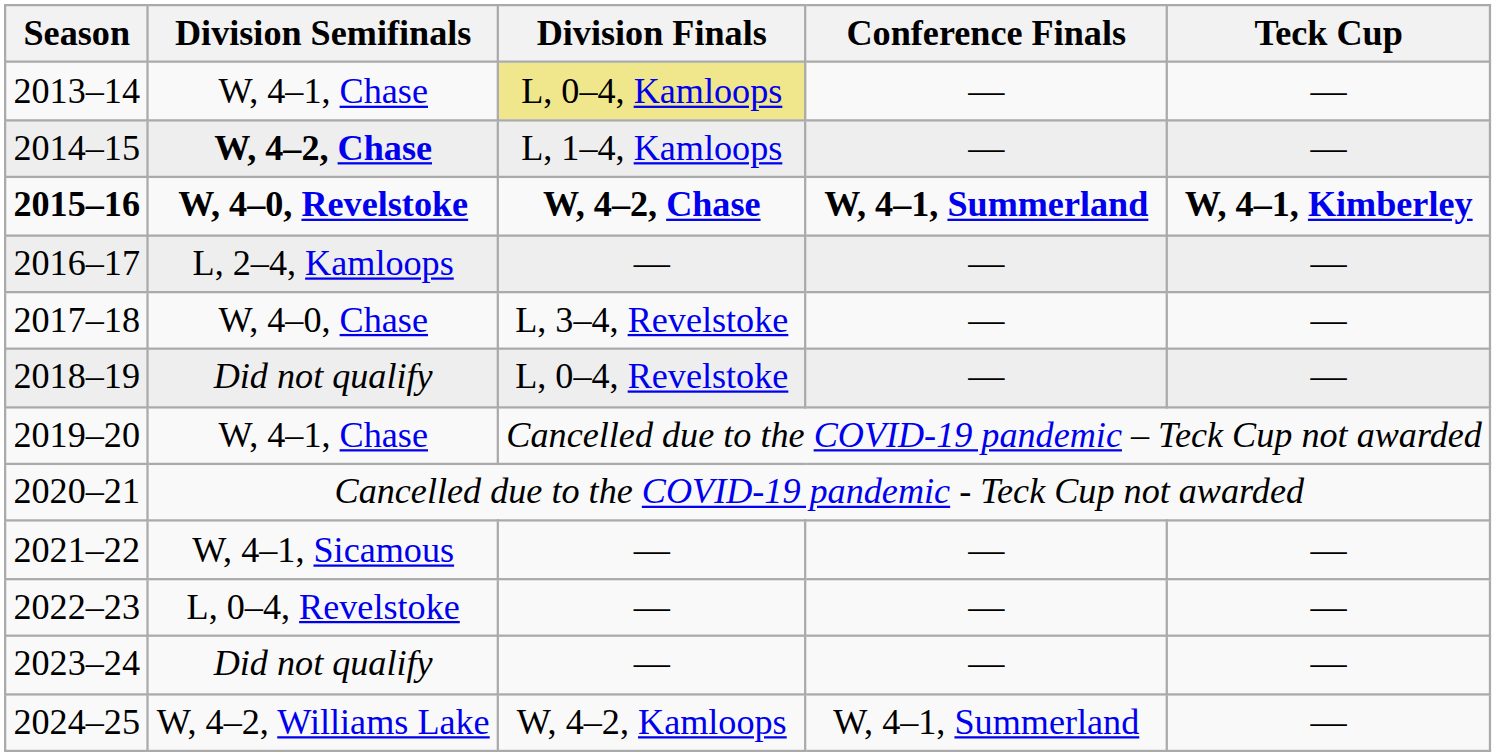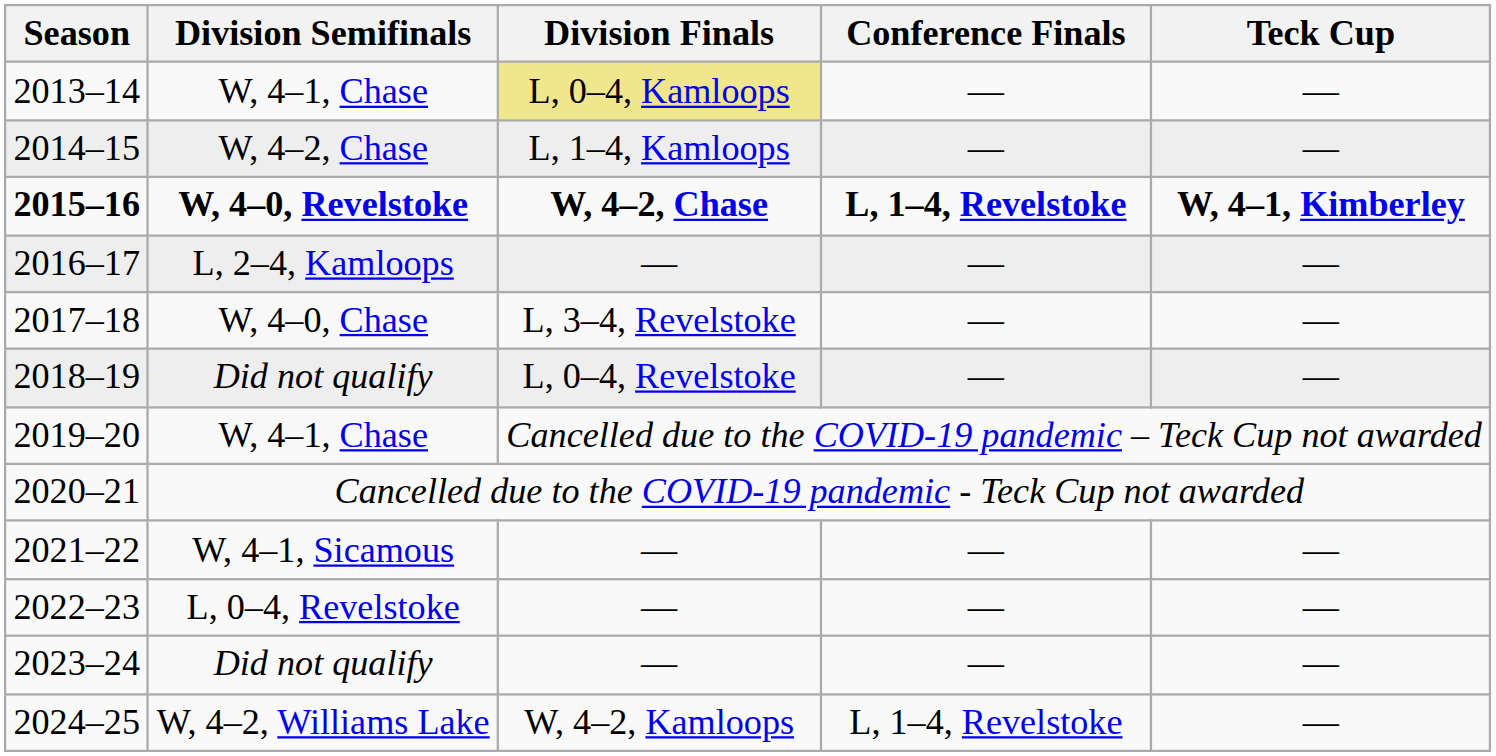(323, 147) bold -> (323, 147) normal
(986, 205) W, 4–1, Summerland -> (986, 205) L, 1–4, Revelstoke
(986, 721) W, 4–1, Summerland -> (986, 721) L, 1–4, Revelstoke
